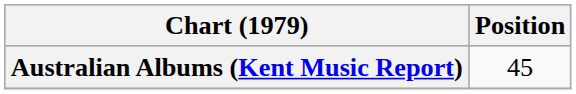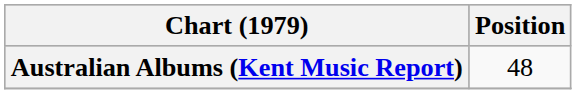(520, 66) 45 -> (520, 66) 48
